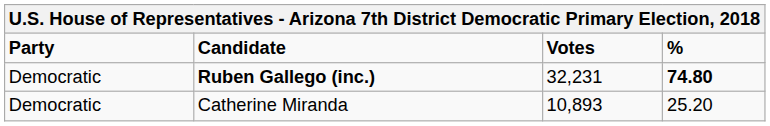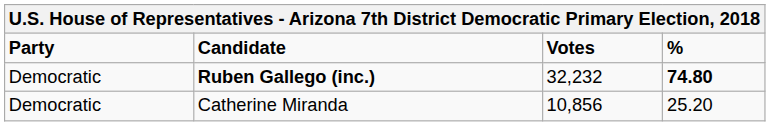(574, 76) 32,231 -> (574, 76) 32,232
(574, 105) 10,893 -> (574, 105) 10,856
